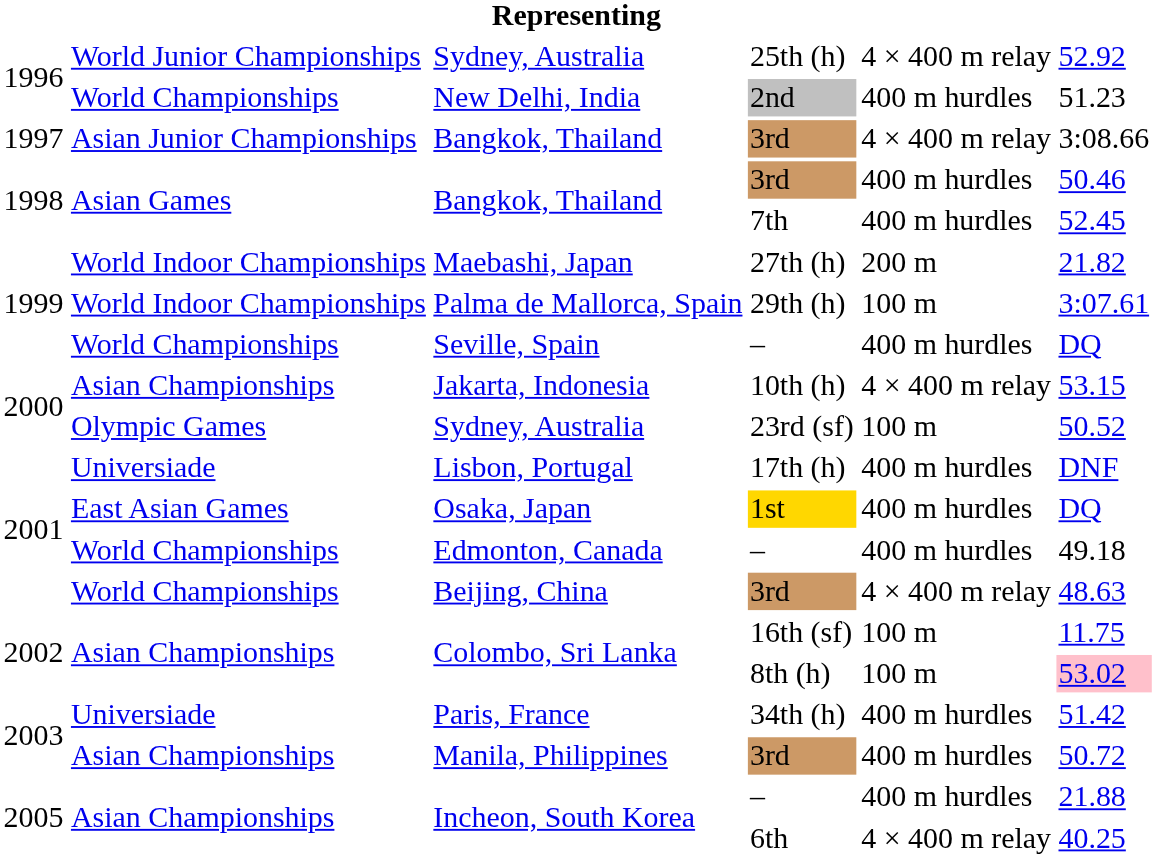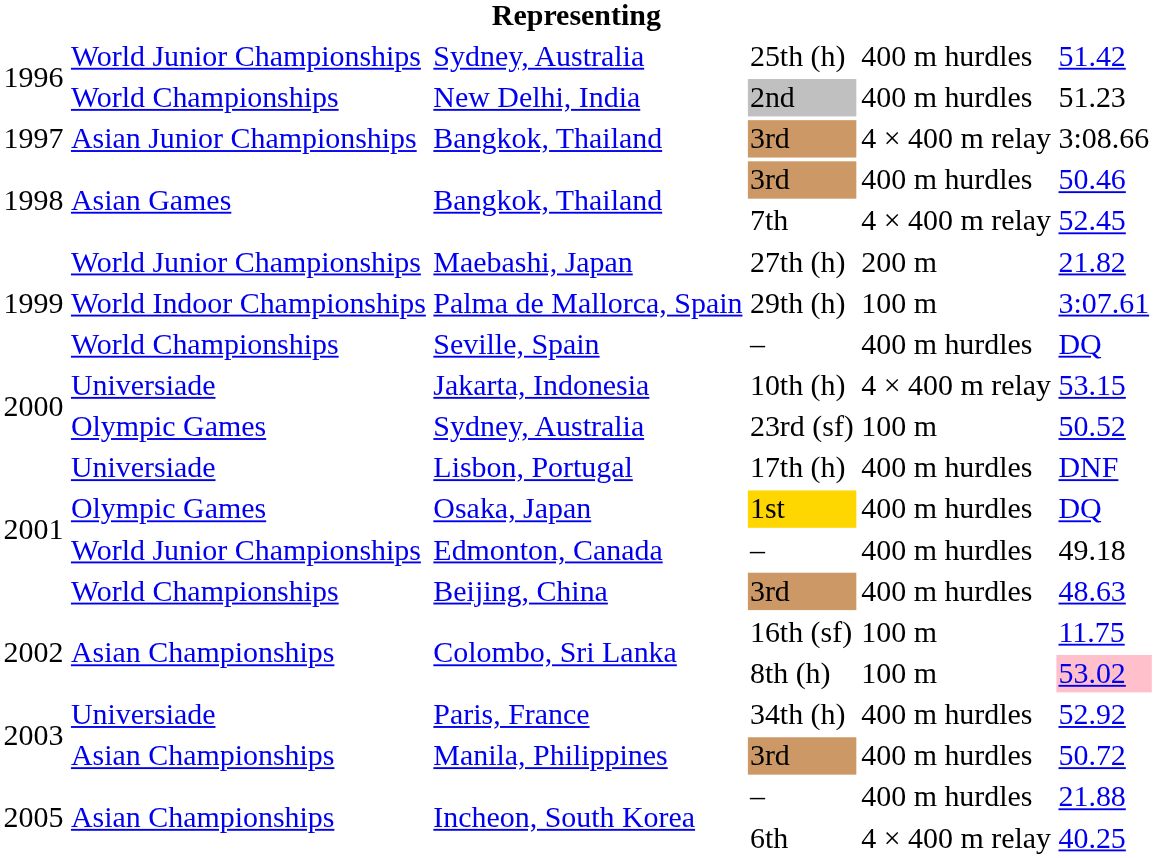(956, 56) 4 × 400 m relay -> (947, 56) 400 m hurdles
(1092, 56) 52.92 -> (1092, 56) 51.42
(947, 220) 400 m hurdles -> (956, 220) 4 × 400 m relay
(248, 261) World Indoor Championships -> (246, 261) World Junior Championships
(203, 385) Asian Championships -> (143, 385) Universiade
(180, 508) East Asian Games -> (169, 508) Olympic Games
(205, 549) World Championships -> (246, 549) World Junior Championships
(956, 590) 4 × 400 m relay -> (947, 590) 400 m hurdles
(1092, 714) 51.42 -> (1092, 714) 52.92
